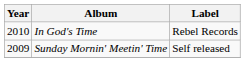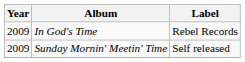(18, 31) 2010 -> (18, 31) 2009
